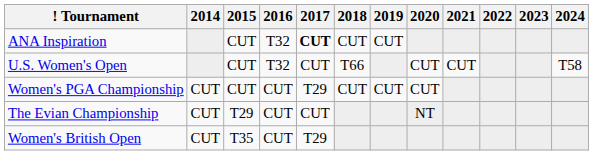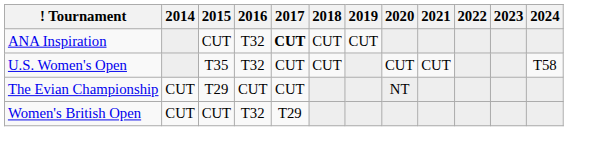(242, 65) CUT -> (216, 65) T35
(352, 65) T66 -> (327, 65) CUT
- row: (96, 89)
(242, 138) T35 -> (216, 114) CUT
(278, 138) CUT -> (253, 114) T32
